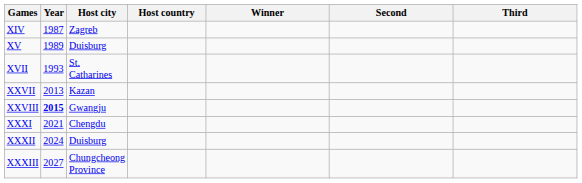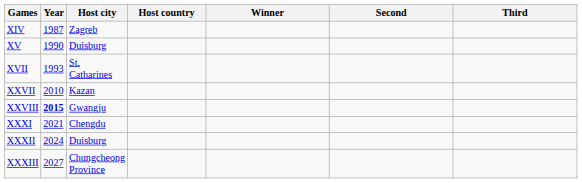(53, 46) 1989 -> (53, 46) 1990
(53, 91) 2013 -> (53, 91) 2010
